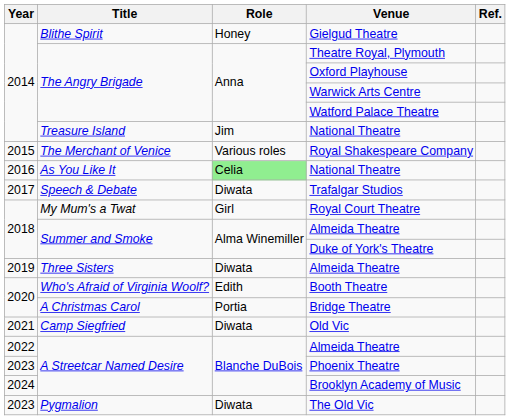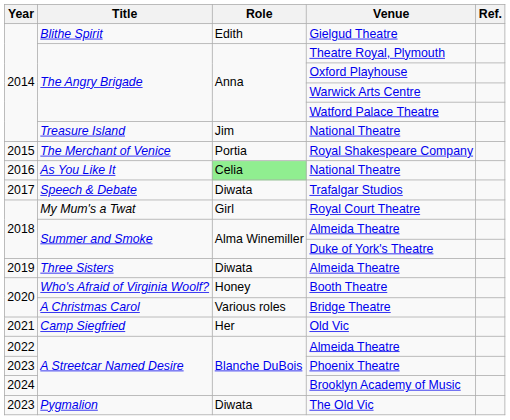(233, 33) Honey -> (229, 33) Edith
(250, 151) Various roles -> (231, 151) Portia
(229, 287) Edith -> (233, 287) Honey
(231, 307) Portia -> (250, 307) Various roles
(234, 326) Diwata -> (225, 326) Her
